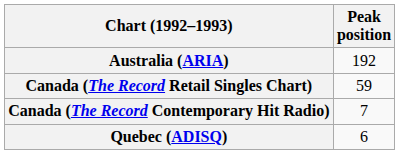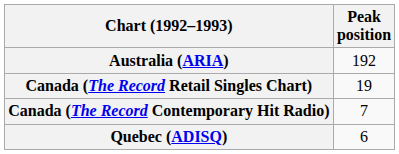(364, 85) 59 -> (364, 85) 19
